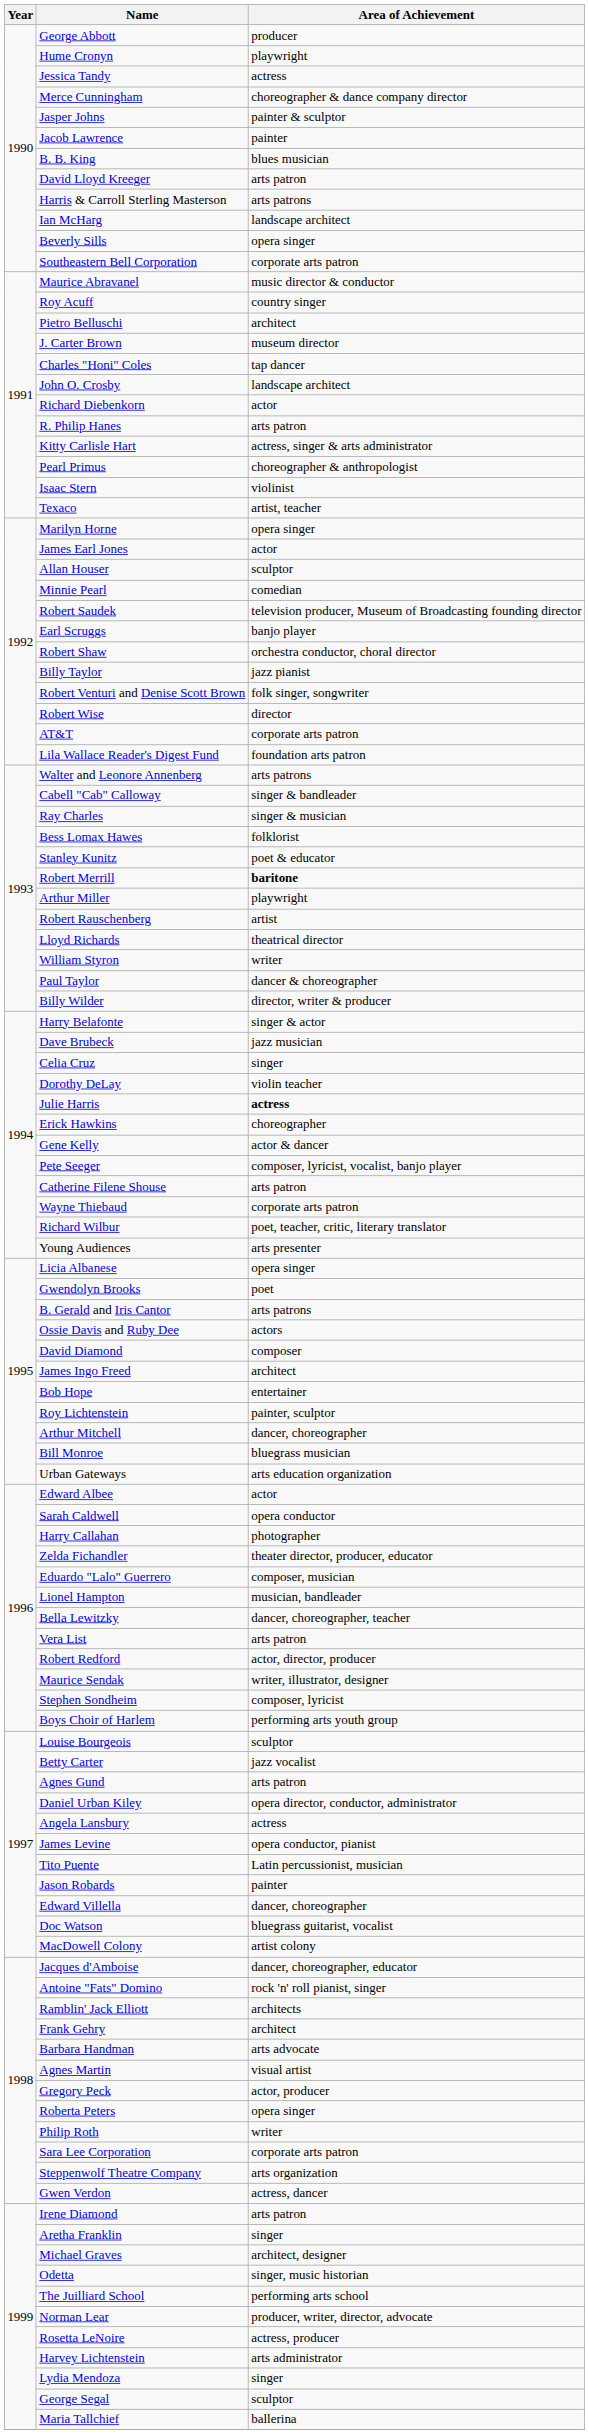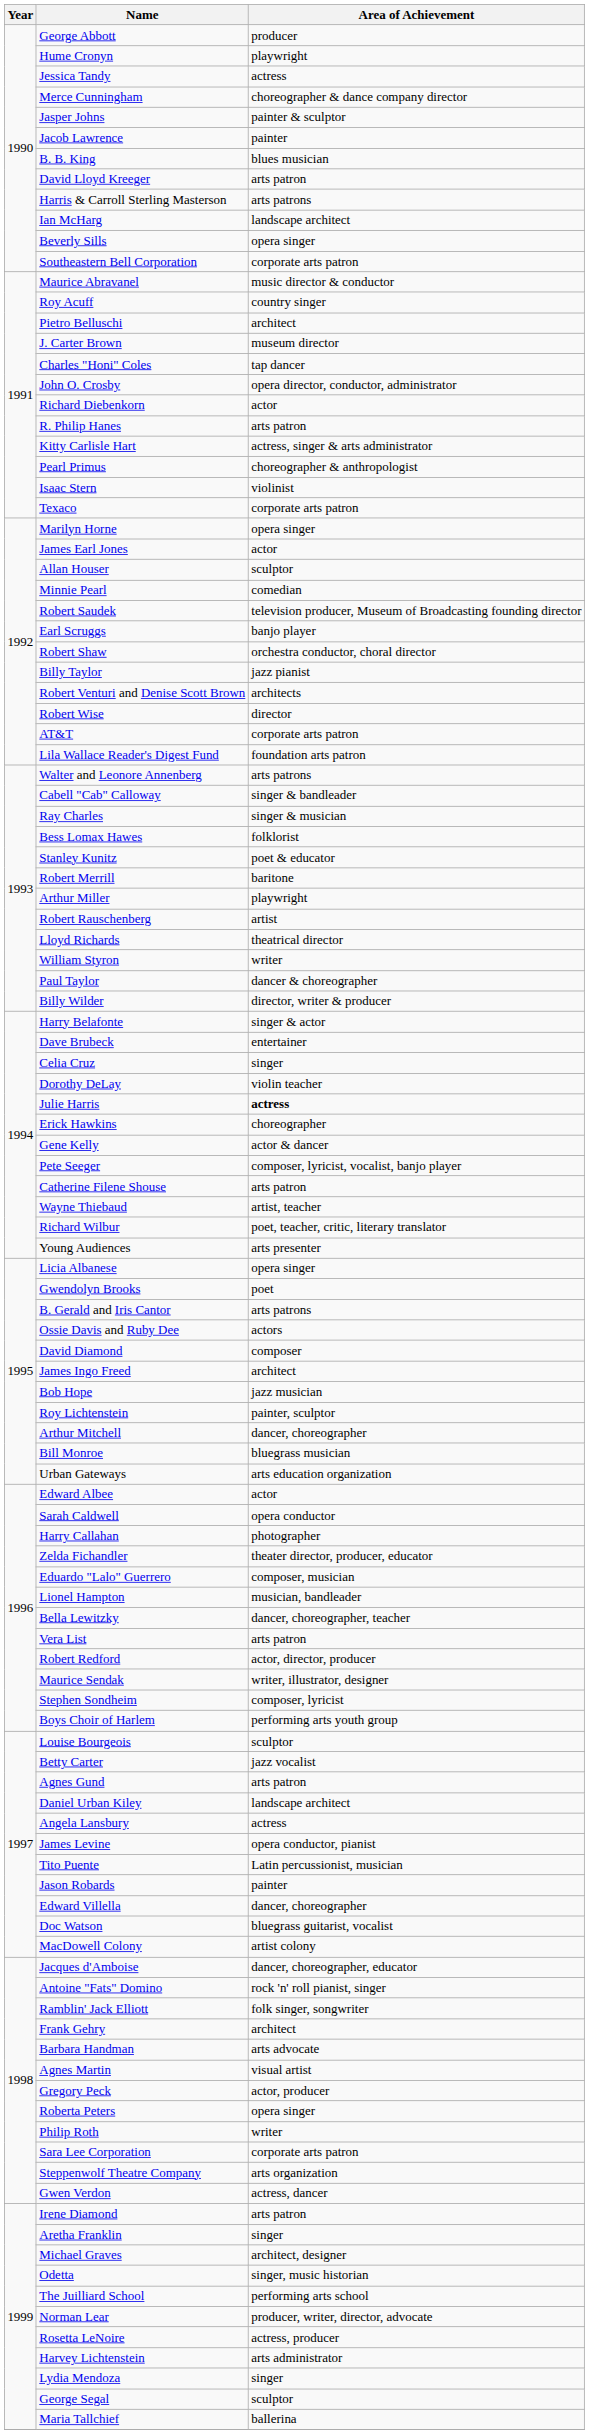(301, 384) landscape architect -> (354, 384) opera director, conductor, administrator
(286, 508) artist, teacher -> (305, 508) corporate arts patron
(310, 693) folk singer, songwriter -> (276, 693) architects
(275, 878) bold -> (273, 878) normal
(287, 1042) jazz musician -> (279, 1042) entertainer
(305, 1206) corporate arts patron -> (286, 1206) artist, teacher
(279, 1391) entertainer -> (287, 1391) jazz musician
(354, 1802) opera director, conductor, administrator -> (301, 1802) landscape architect
(276, 2008) architects -> (310, 2008) folk singer, songwriter
